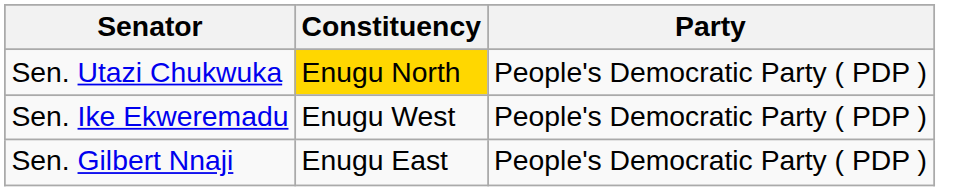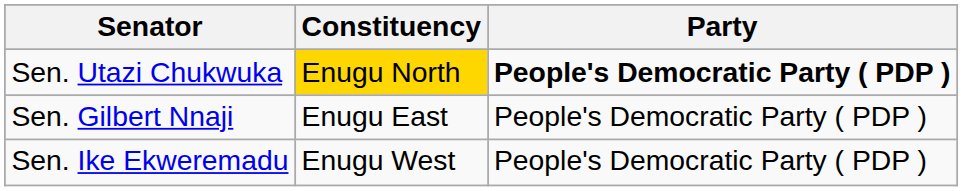(710, 71) normal -> (722, 71) bold
rows swapped: (150, 116) <-> (122, 161)
